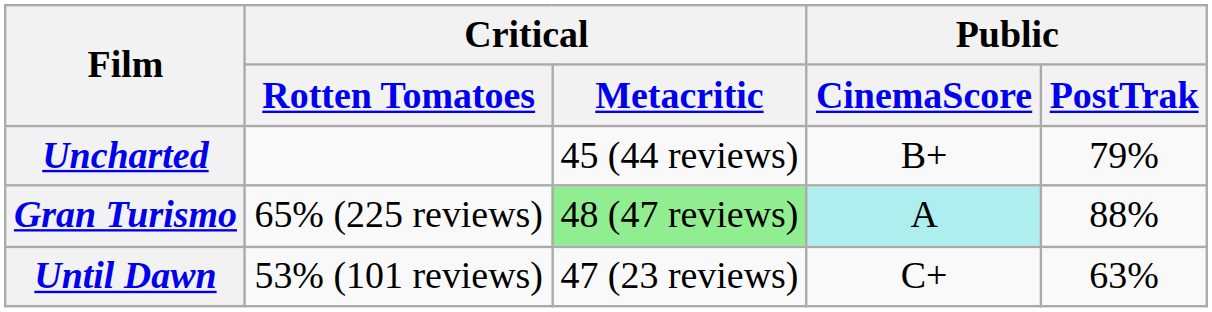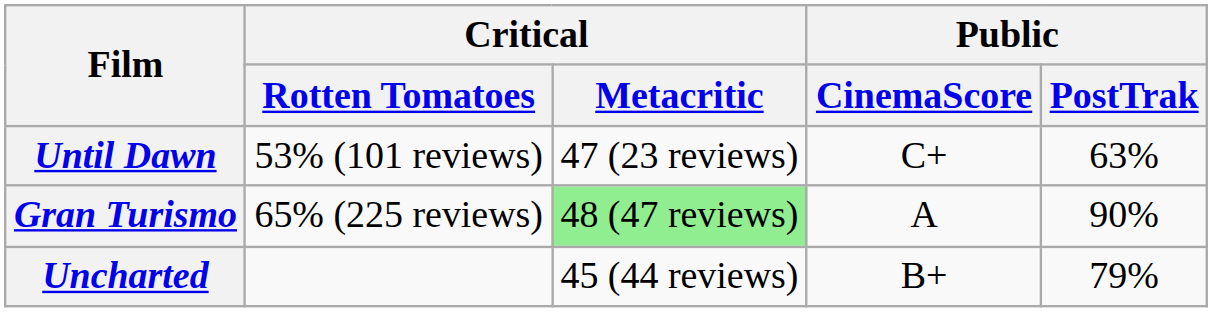rows swapped: (125, 154) <-> (125, 275)
(924, 214) paleturquoise background -> (924, 214) no background
(1124, 214) 88% -> (1124, 214) 90%
